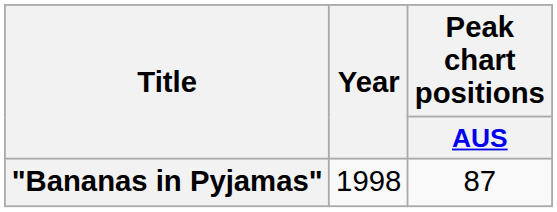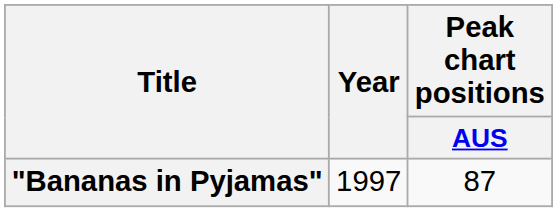(369, 181) 1998 -> (369, 181) 1997
